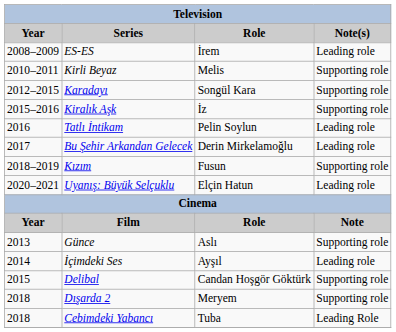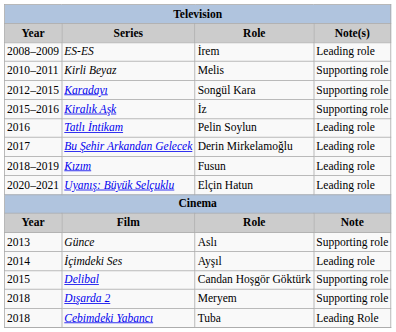(352, 166) Supporting role -> (346, 166) Leading role
